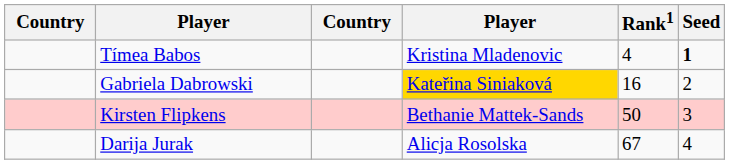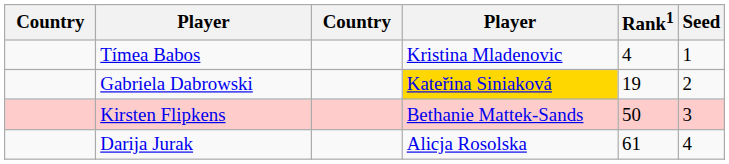(687, 54) bold -> (687, 54) normal
(631, 84) 16 -> (631, 84) 19
(631, 144) 67 -> (631, 144) 61
